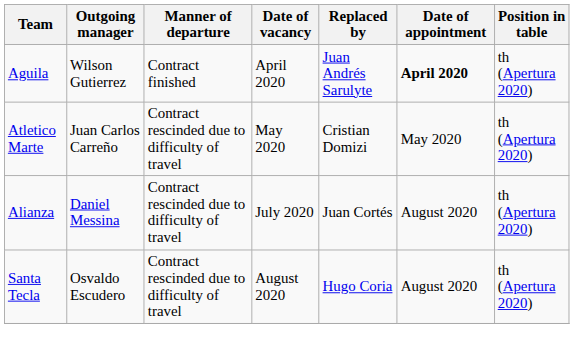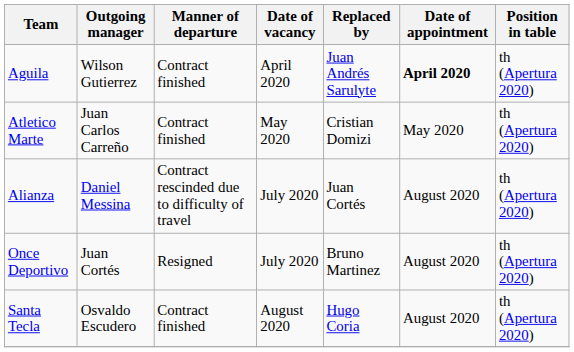(197, 138) Contract rescinded due to difficulty of travel -> (183, 130) Contract finished
+ row: (38, 261)
(197, 286) Contract rescinded due to difficulty of travel -> (183, 318) Contract finished
